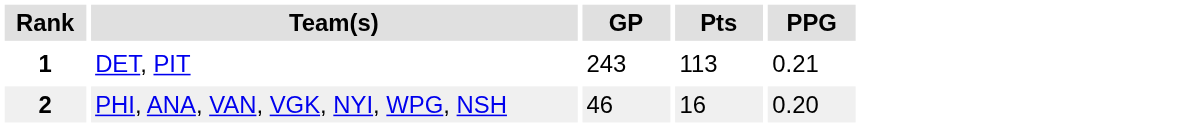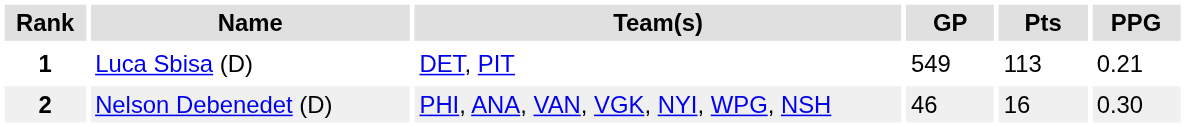+ column: (250, 23)
(606, 64) 243 -> (931, 64) 549
(795, 104) 0.20 -> (1120, 104) 0.30
